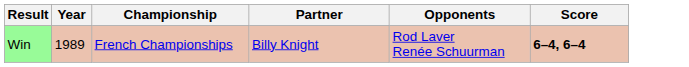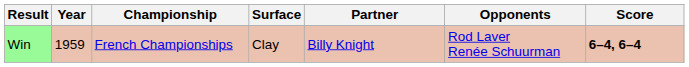+ column: (277, 15)
(70, 44) 1989 -> (70, 44) 1959
